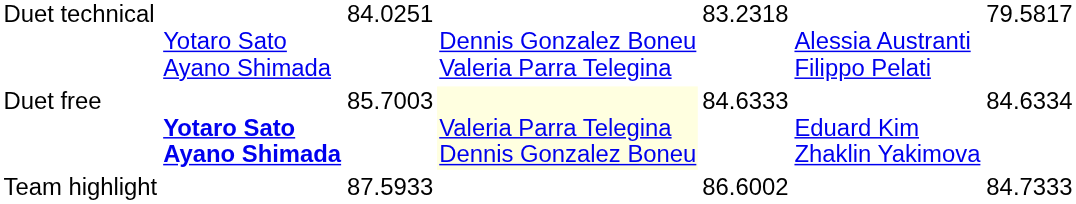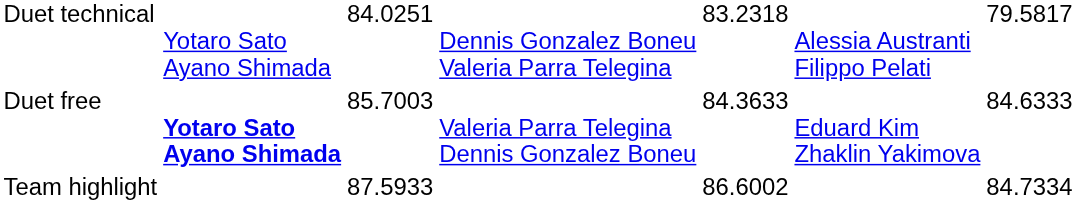(568, 141) lightyellow background -> (568, 141) no background
(745, 101) 84.6333 -> (745, 101) 84.3633
(1029, 101) 84.6334 -> (1029, 101) 84.6333
(1029, 187) 84.7333 -> (1029, 187) 84.7334
